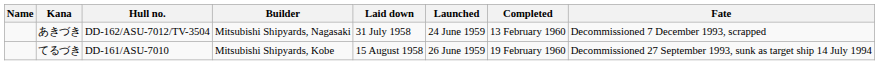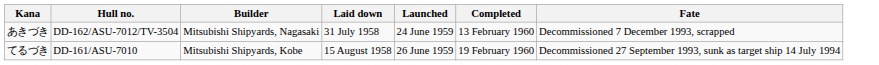- column: (20, 13)
